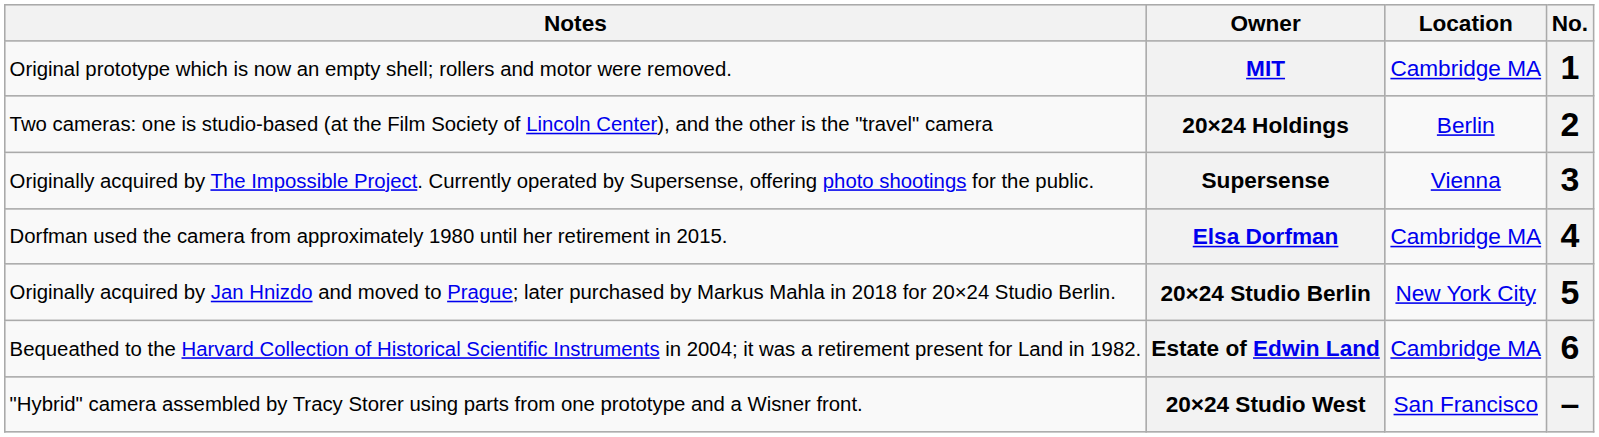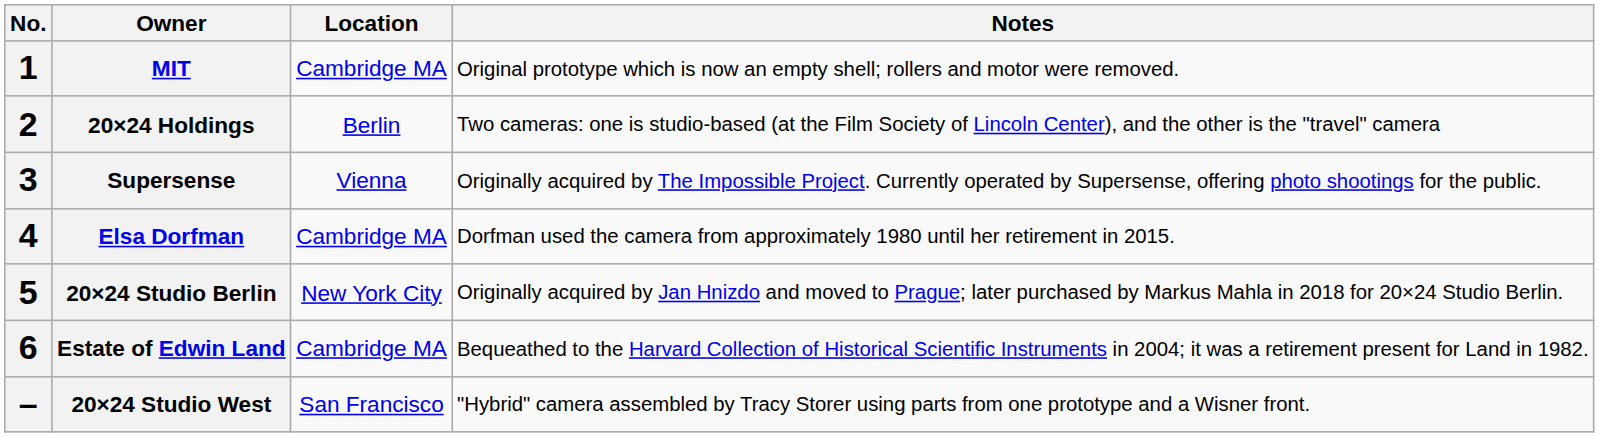columns swapped: (1570, 23) <-> (575, 23)
